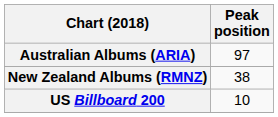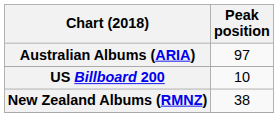rows swapped: (108, 77) <-> (108, 100)
